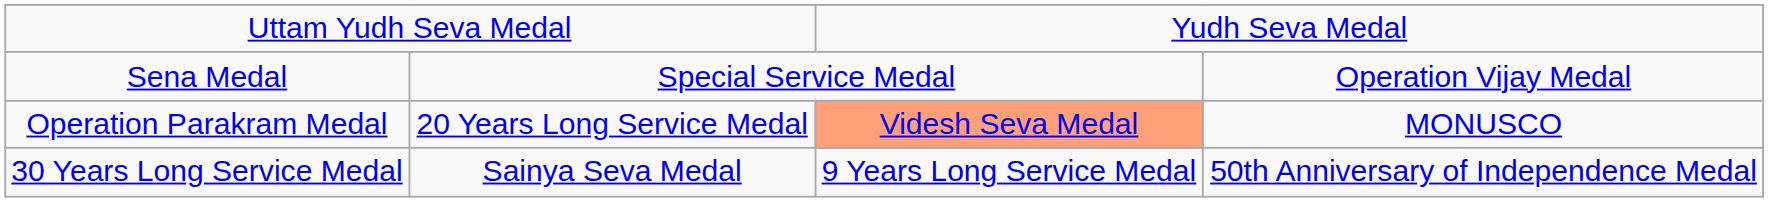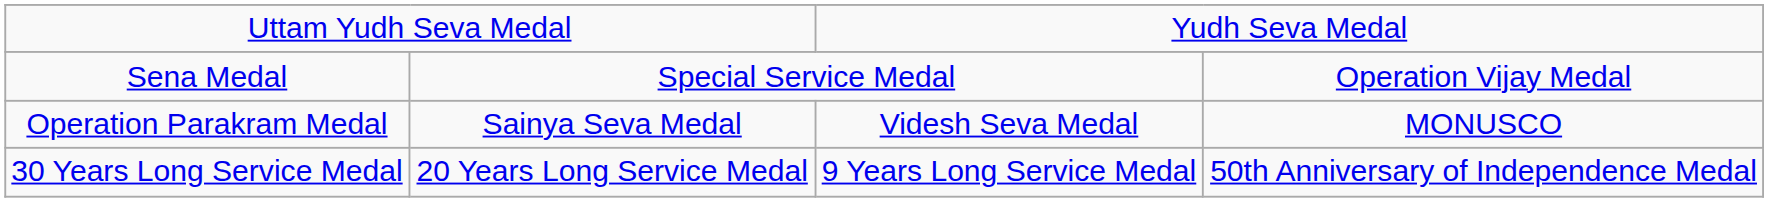(612, 123) 20 Years Long Service Medal -> (612, 123) Sainya Seva Medal
(1009, 123) lightsalmon background -> (1009, 123) no background
(612, 171) Sainya Seva Medal -> (612, 171) 20 Years Long Service Medal
